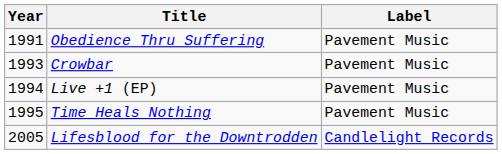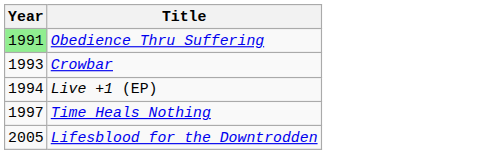- column: (409, 17)
(26, 41) no background -> (26, 41) lightgreen background
(26, 113) 1995 -> (26, 113) 1997
